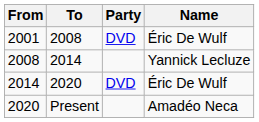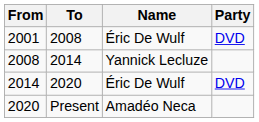columns swapped: (199, 15) <-> (123, 15)
